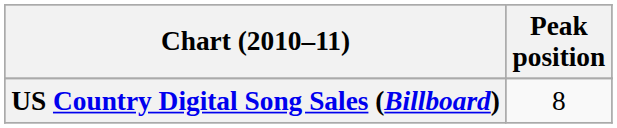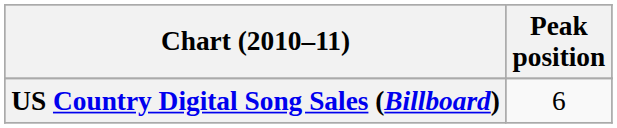(559, 100) 8 -> (559, 100) 6
